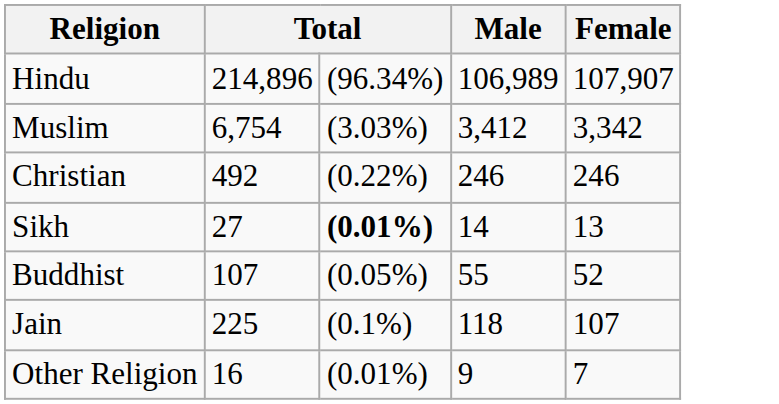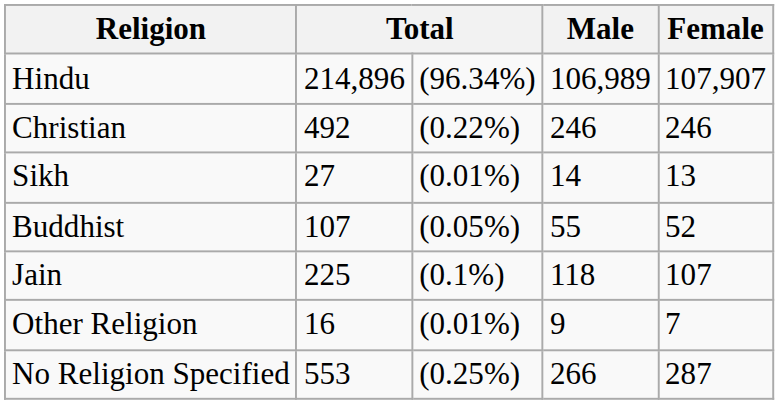- row: (60, 127)
(380, 226) bold -> (470, 176) normal
+ row: (151, 373)
